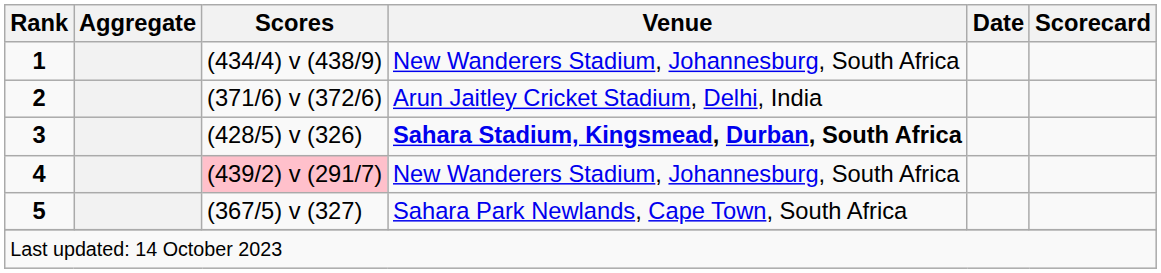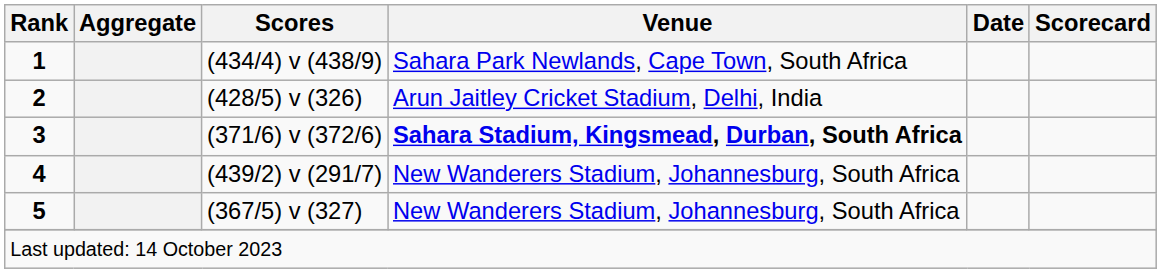(676, 60) New Wanderers Stadium, Johannesburg, South Africa -> (650, 60) Sahara Park Newlands, Cape Town, South Africa
(295, 98) (371/6) v (372/6) -> (285, 98) (428/5) v (326)
(285, 135) (428/5) v (326) -> (295, 135) (371/6) v (372/6)
(295, 173) pink background -> (295, 173) no background
(650, 211) Sahara Park Newlands, Cape Town, South Africa -> (676, 211) New Wanderers Stadium, Johannesburg, South Africa
